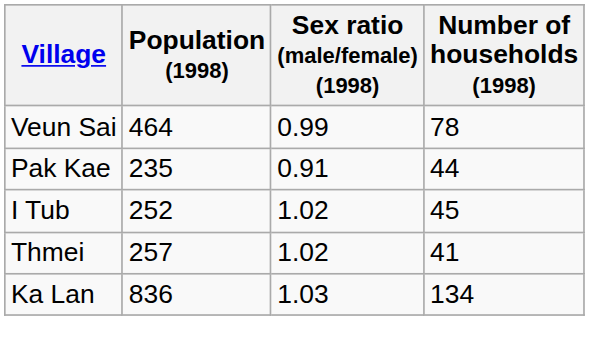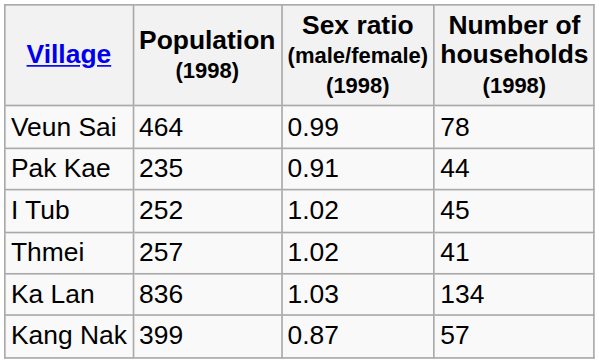+ row: (69, 336)
